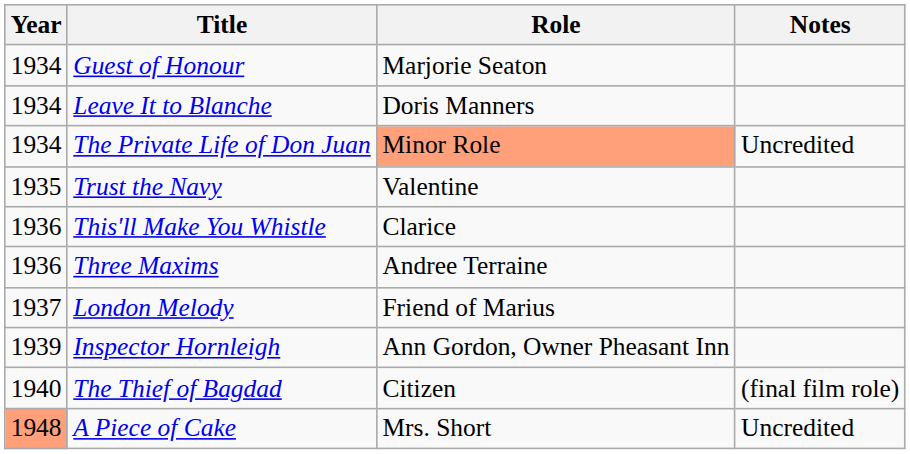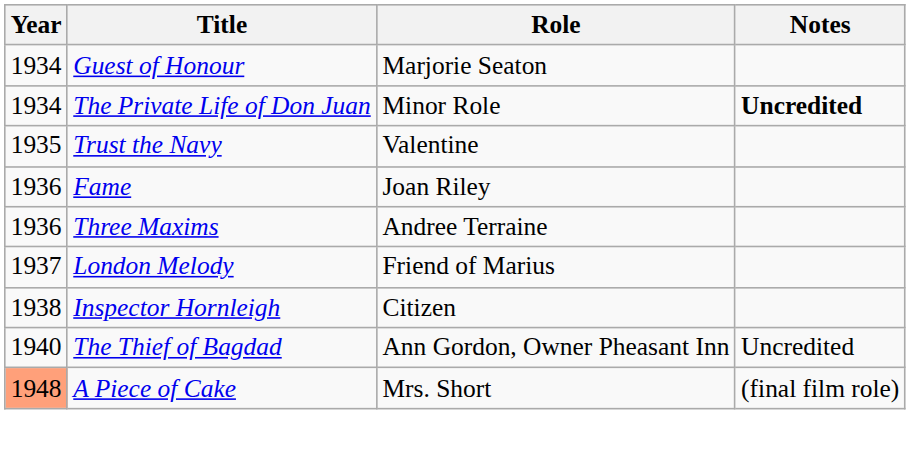- row: (173, 105)
(441, 145) lightsalmon background -> (441, 105) no background
(798, 145) normal -> (802, 105) bold
+ row: (102, 186)
- row: (200, 226)
(36, 347) 1939 -> (36, 307) 1938
(556, 347) Ann Gordon, Owner Pheasant Inn -> (419, 307) Citizen
(419, 387) Citizen -> (556, 347) Ann Gordon, Owner Pheasant Inn
(820, 387) (final film role) -> (798, 347) Uncredited
(798, 428) Uncredited -> (820, 387) (final film role)
